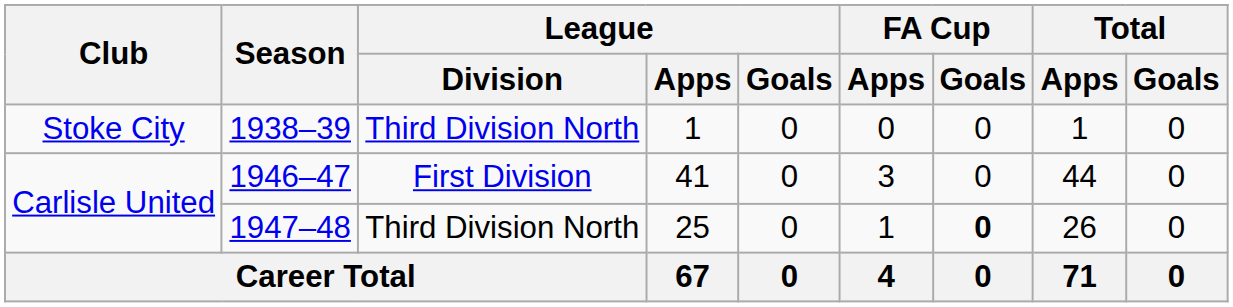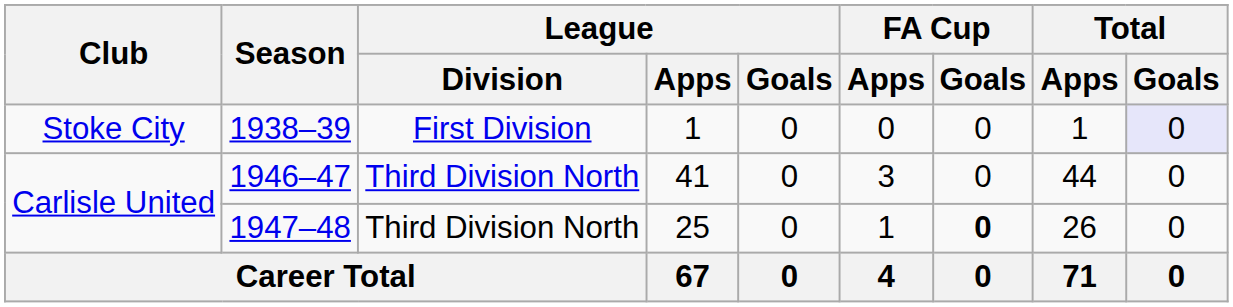(502, 128) Third Division North -> (502, 128) First Division
(1176, 128) no background -> (1176, 128) lavender background
(502, 177) First Division -> (502, 177) Third Division North
